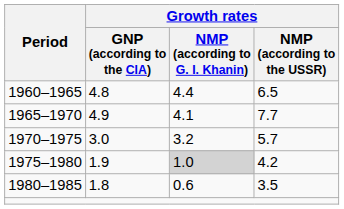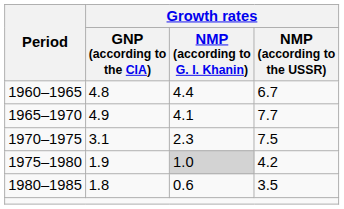(268, 92) 6.5 -> (268, 92) 6.7
(99, 138) 3.0 -> (99, 138) 3.1
(183, 138) 3.2 -> (183, 138) 2.3
(268, 138) 5.7 -> (268, 138) 7.5
